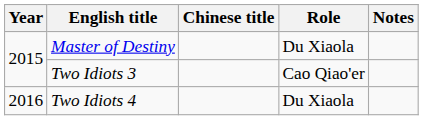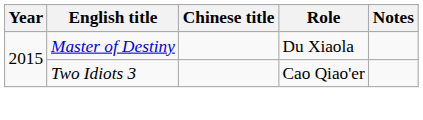- row: (94, 100)
